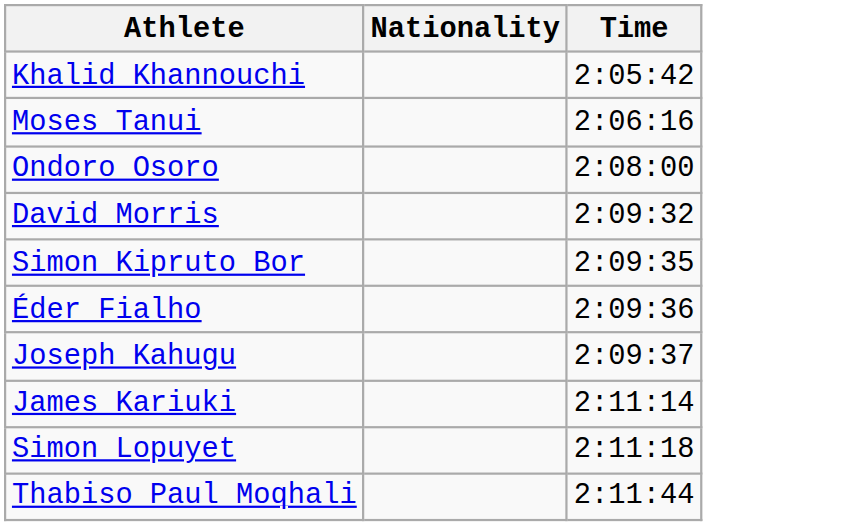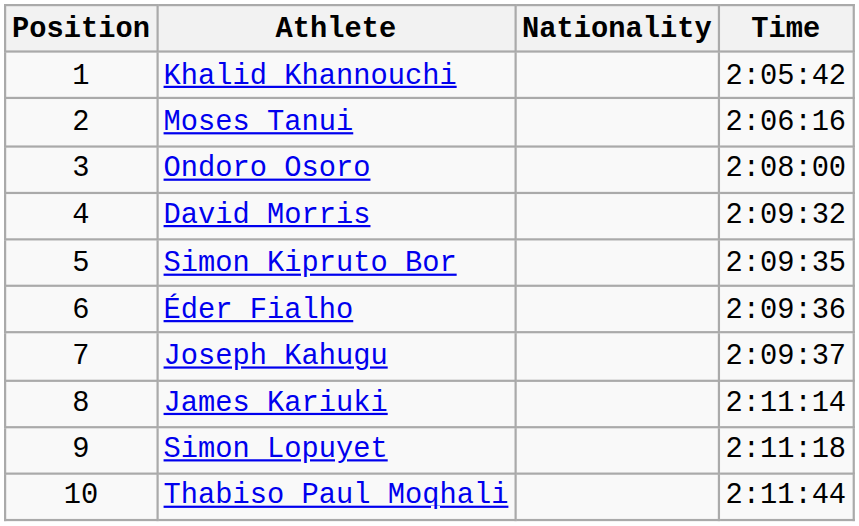+ column: (81, 29)
